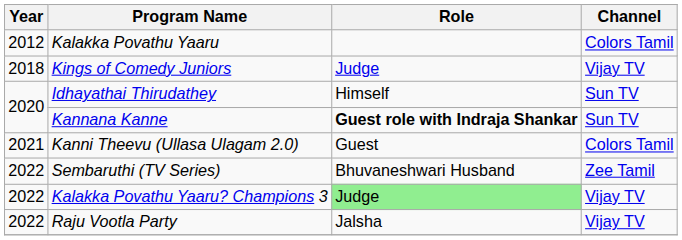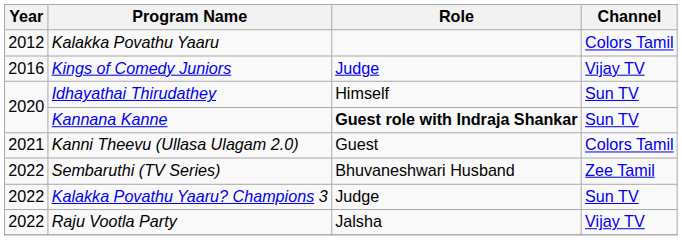(26, 68) 2018 -> (26, 68) 2016
(357, 196) lightgreen background -> (357, 196) no background
(615, 196) Vijay TV -> (612, 196) Sun TV
